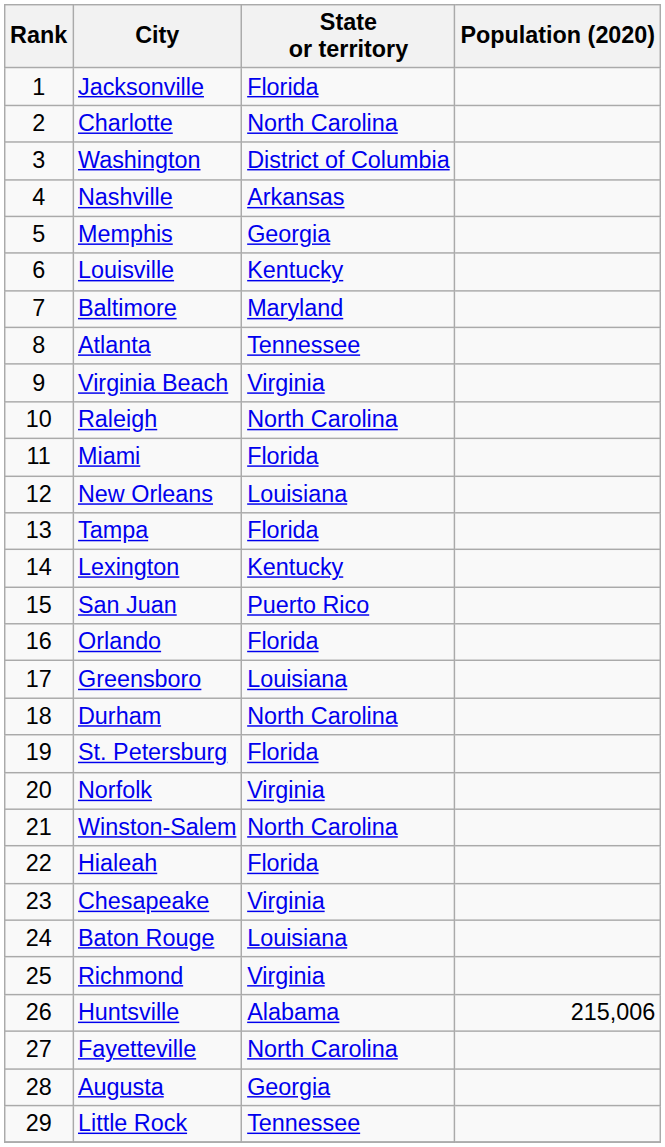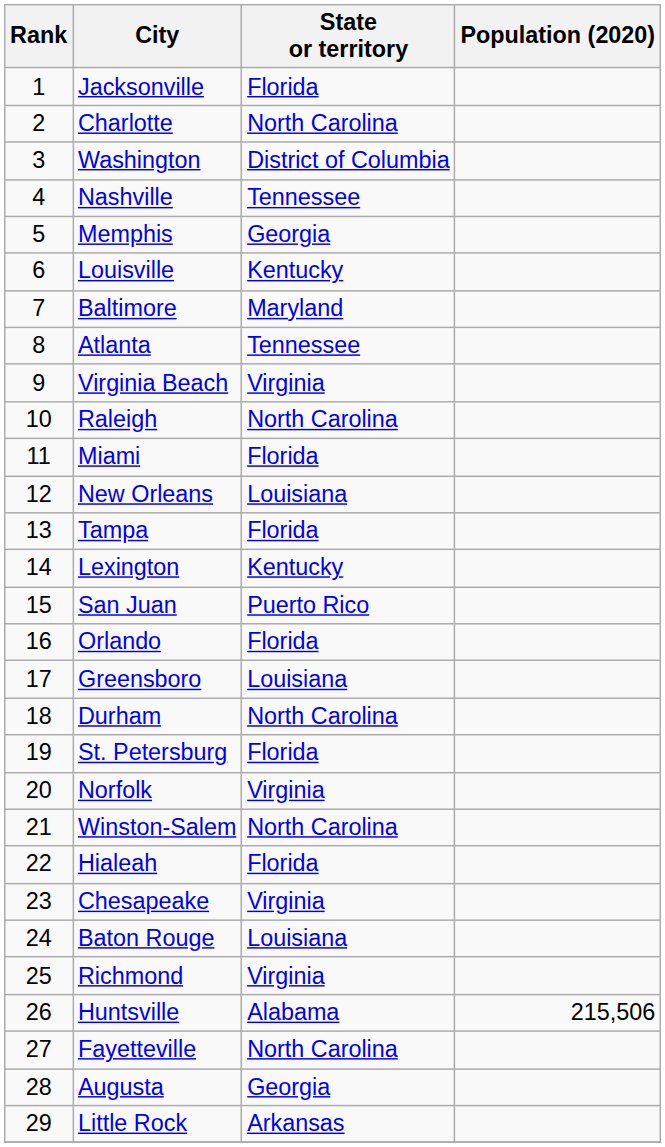(296, 197) Arkansas -> (304, 197) Tennessee
(613, 1012) 215,006 -> (613, 1012) 215,506
(304, 1123) Tennessee -> (296, 1123) Arkansas
